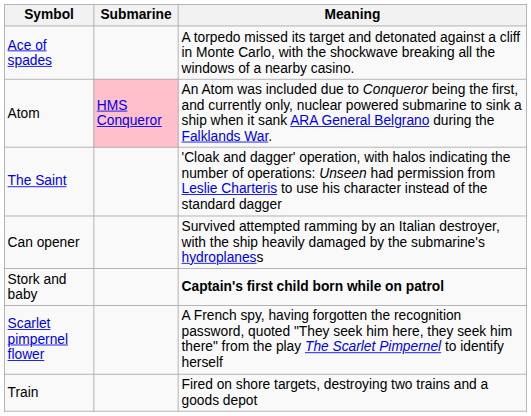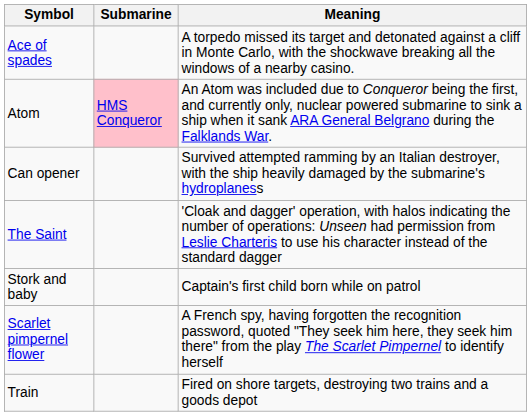rows swapped: (44, 242) <-> (37, 181)
(313, 287) bold -> (301, 287) normal
